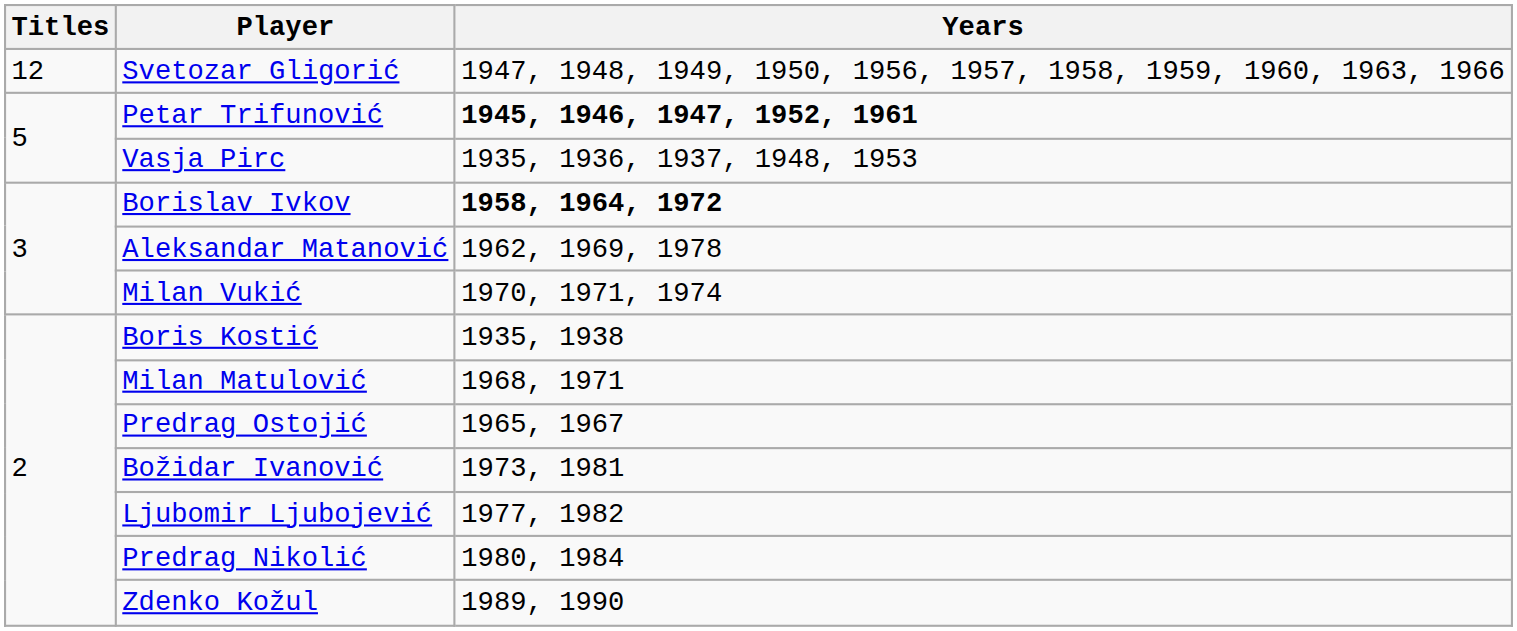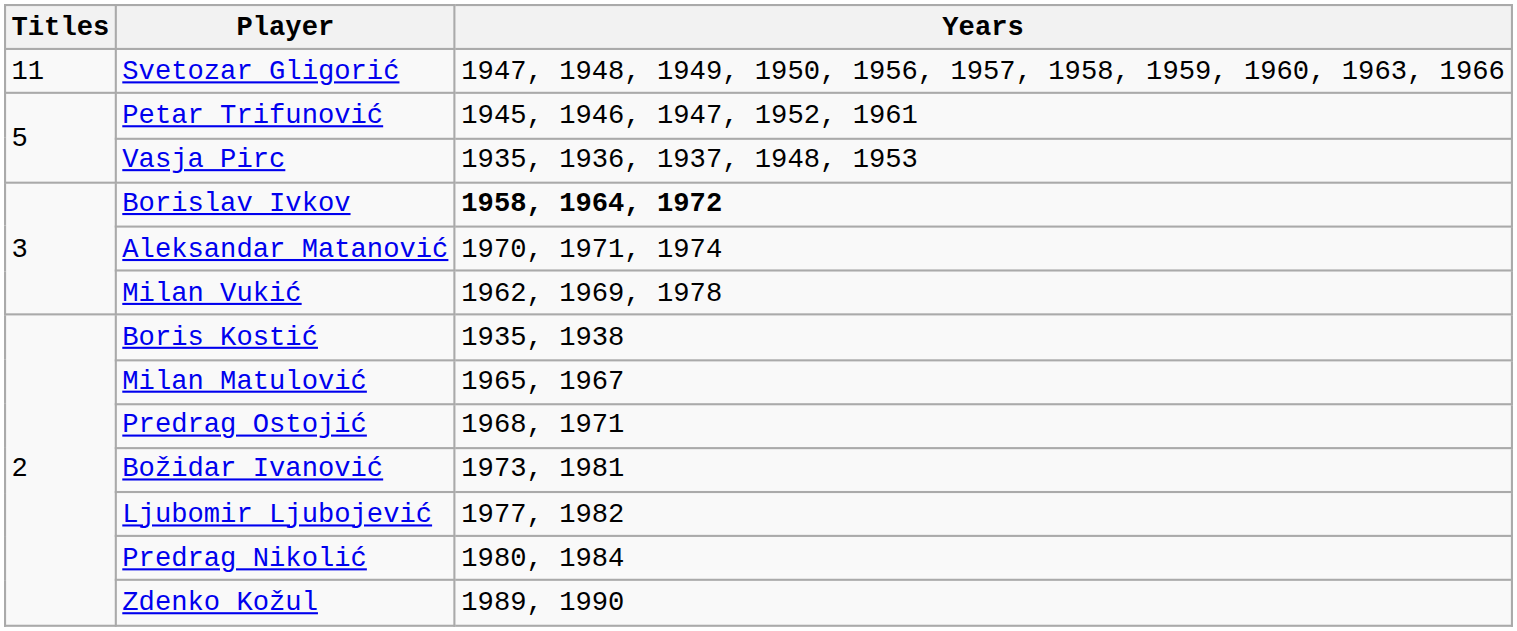(28, 71) 12 -> (28, 71) 11
(690, 116) bold -> (690, 116) normal
(592, 249) 1962, 1969, 1978 -> (592, 249) 1970, 1971, 1974
(592, 293) 1970, 1971, 1974 -> (592, 293) 1962, 1969, 1978
(543, 381) 1968, 1971 -> (543, 381) 1965, 1967
(543, 426) 1965, 1967 -> (543, 426) 1968, 1971
